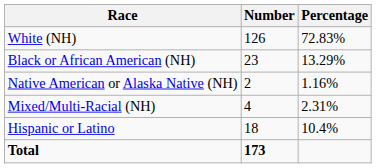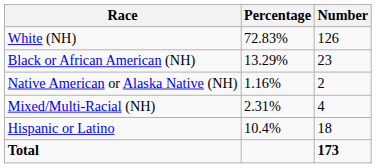columns swapped: (269, 15) <-> (335, 15)
